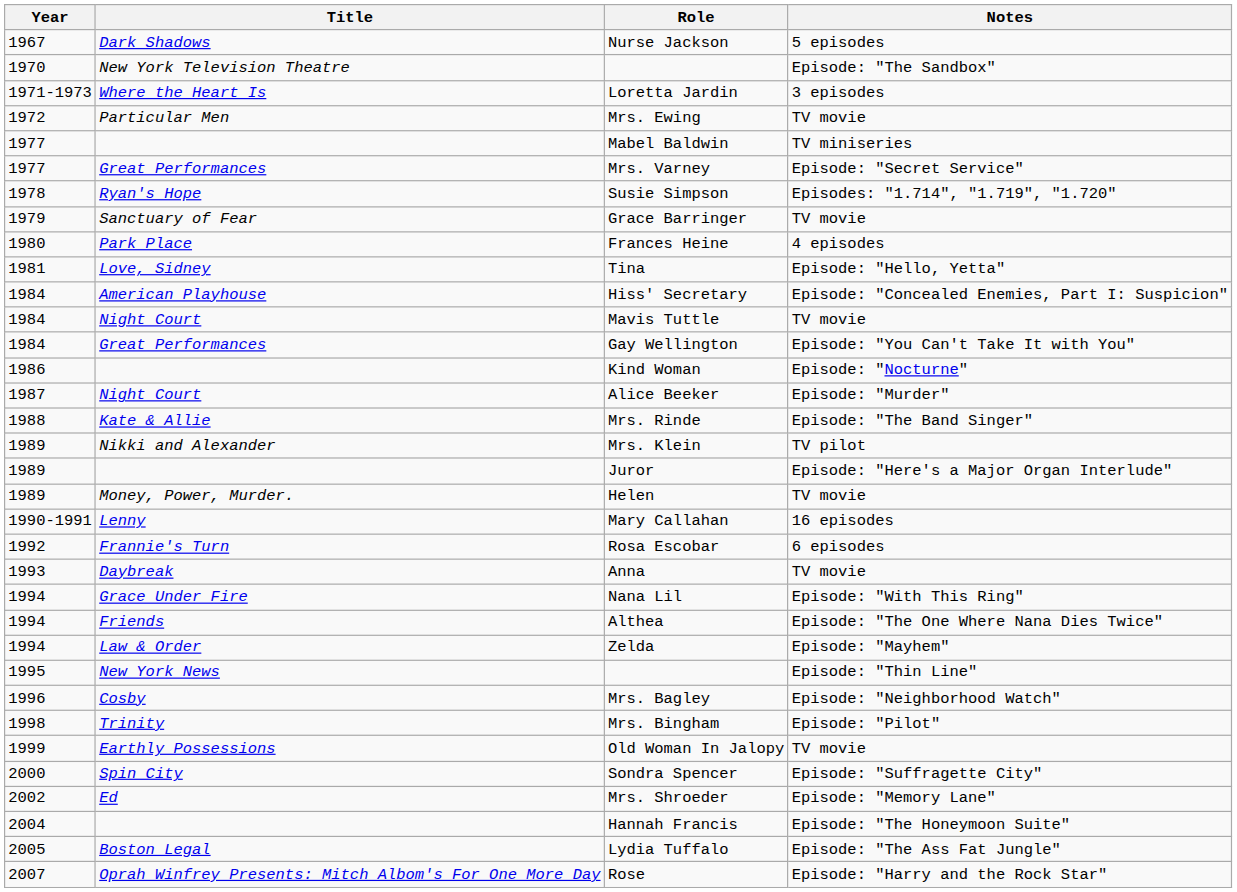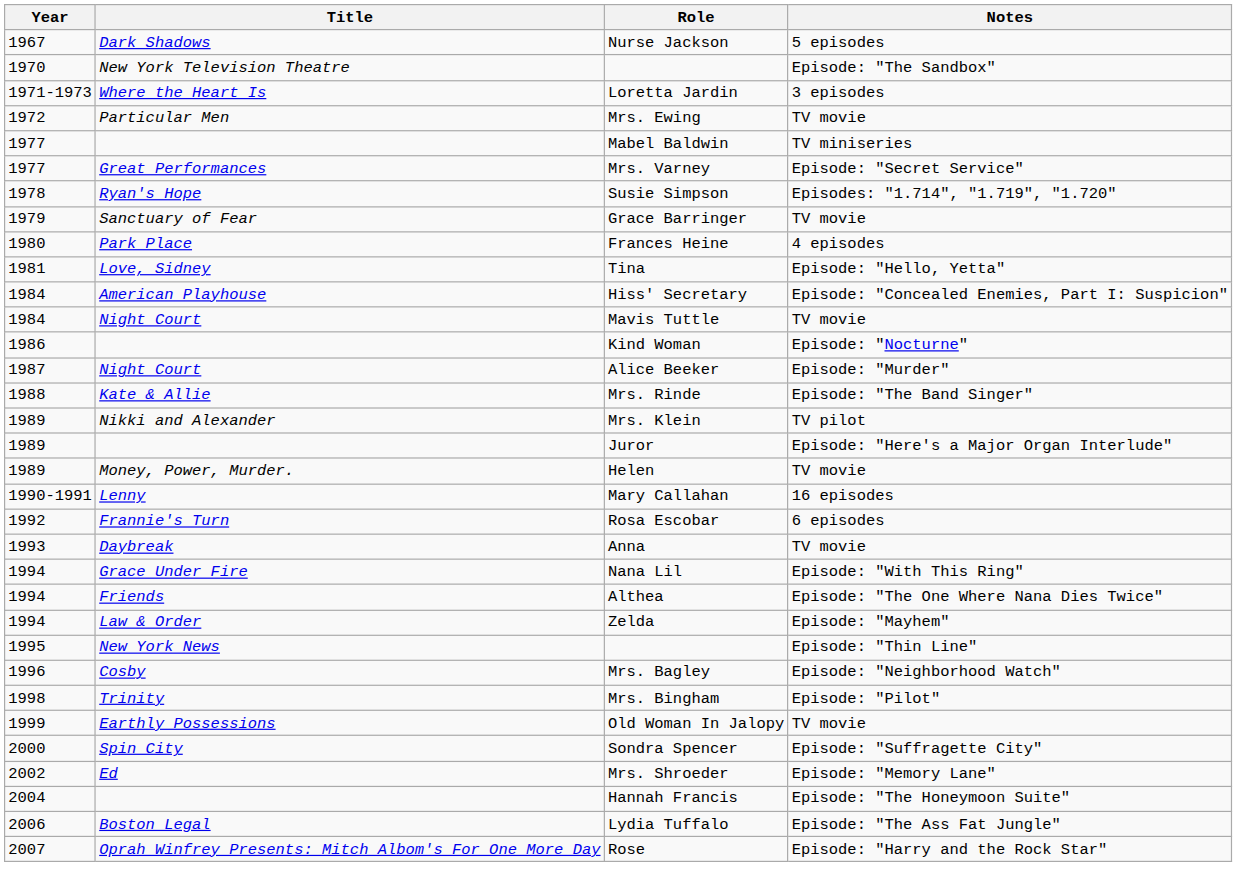- row: (183, 345)
(27, 849) 2005 -> (27, 824) 2006
